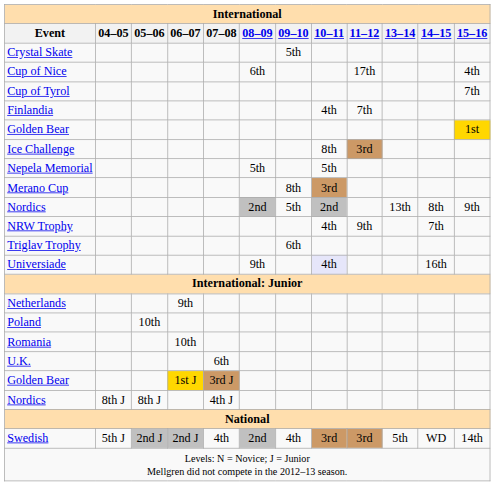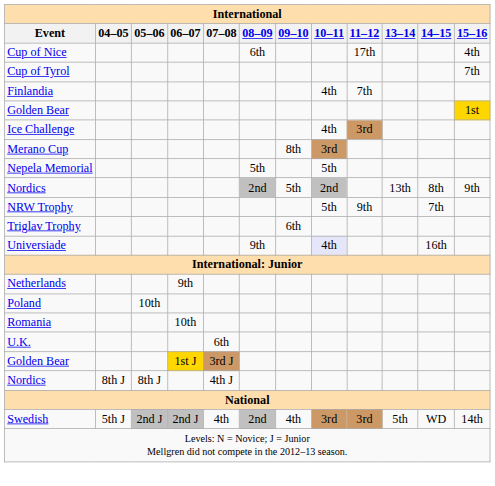- row: (40, 52)
(329, 149) 8th -> (329, 129) 4th
rows swapped: (38, 187) <-> (50, 168)
(329, 226) 4th -> (329, 206) 5th
